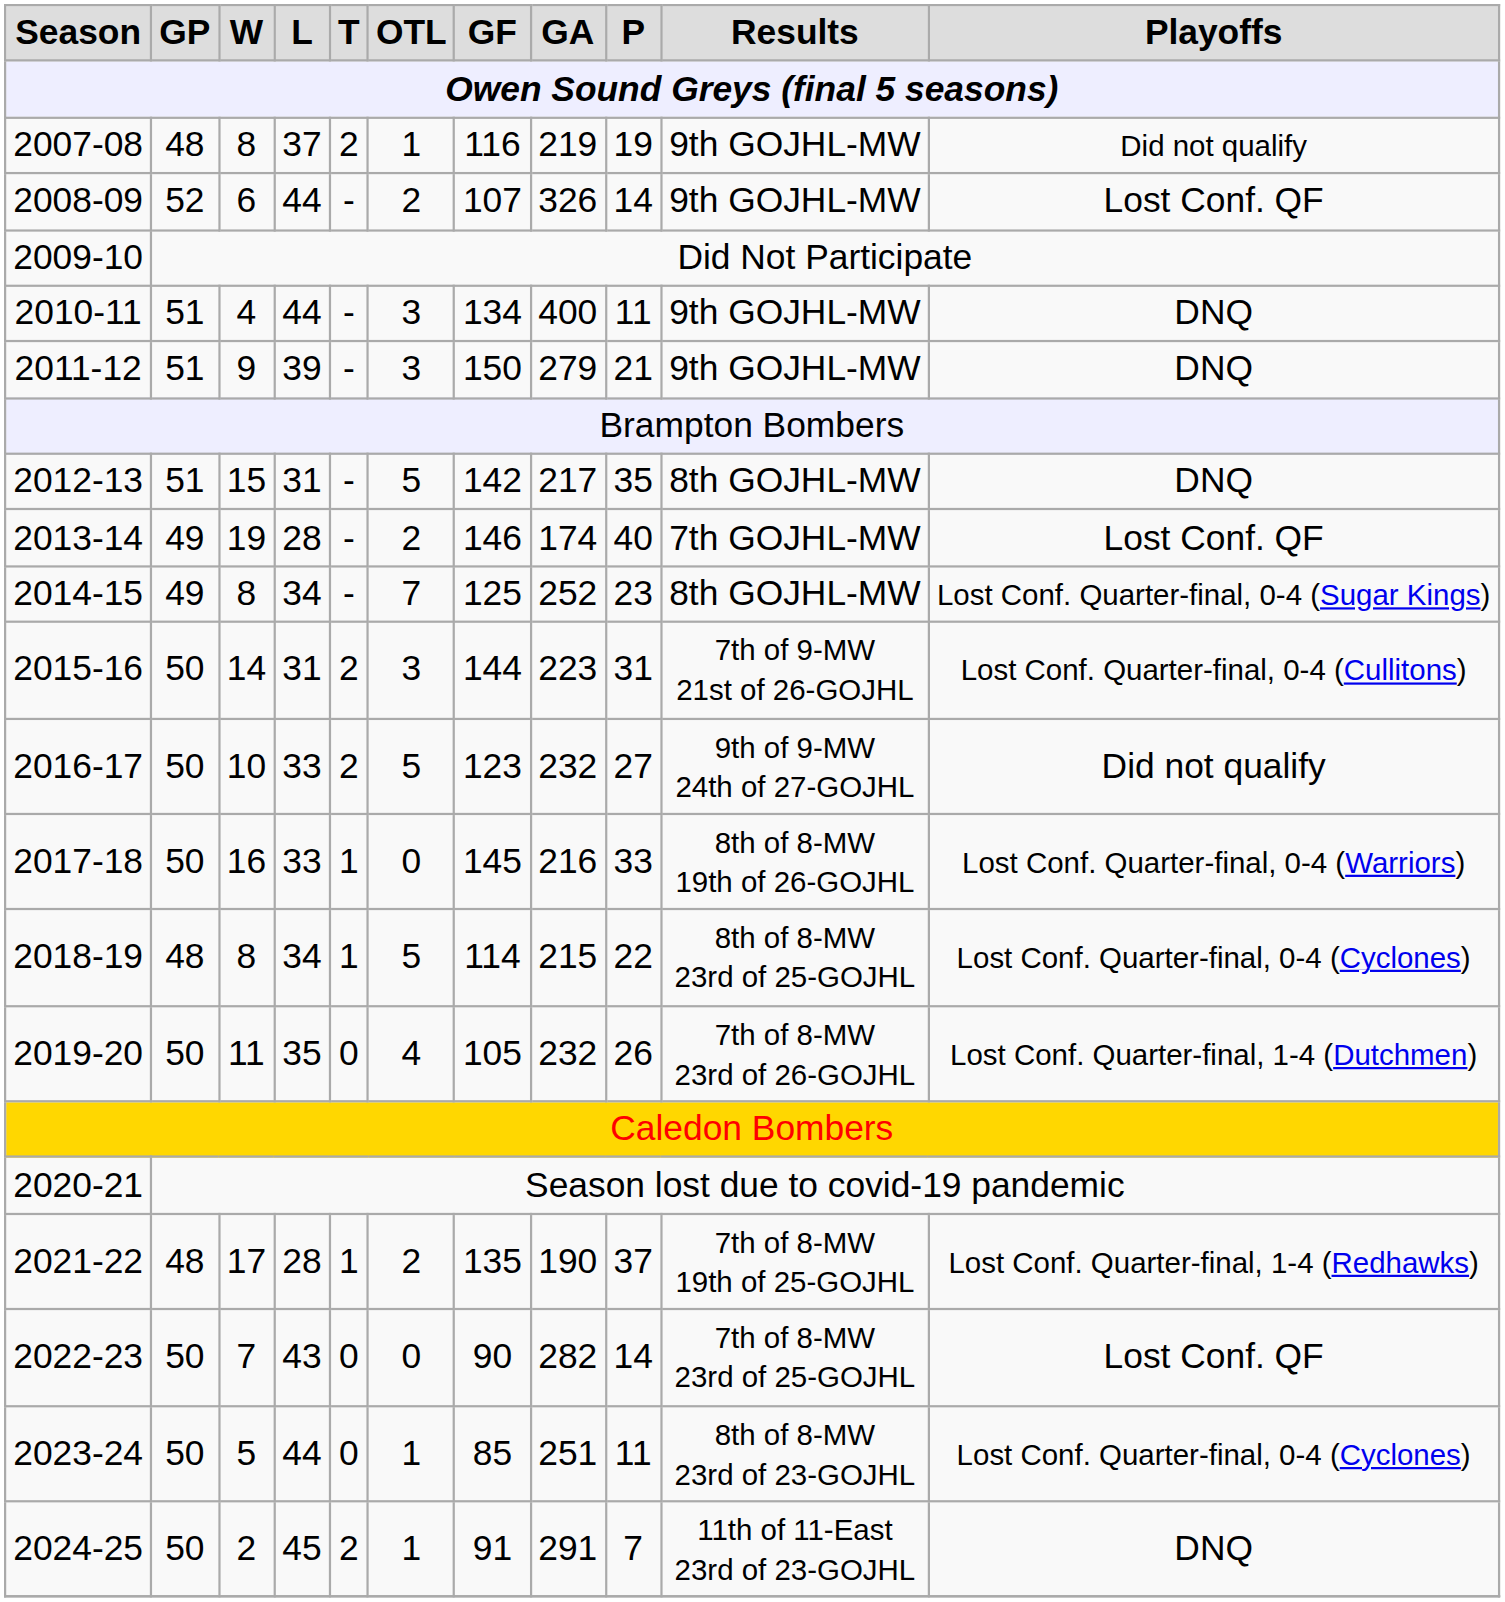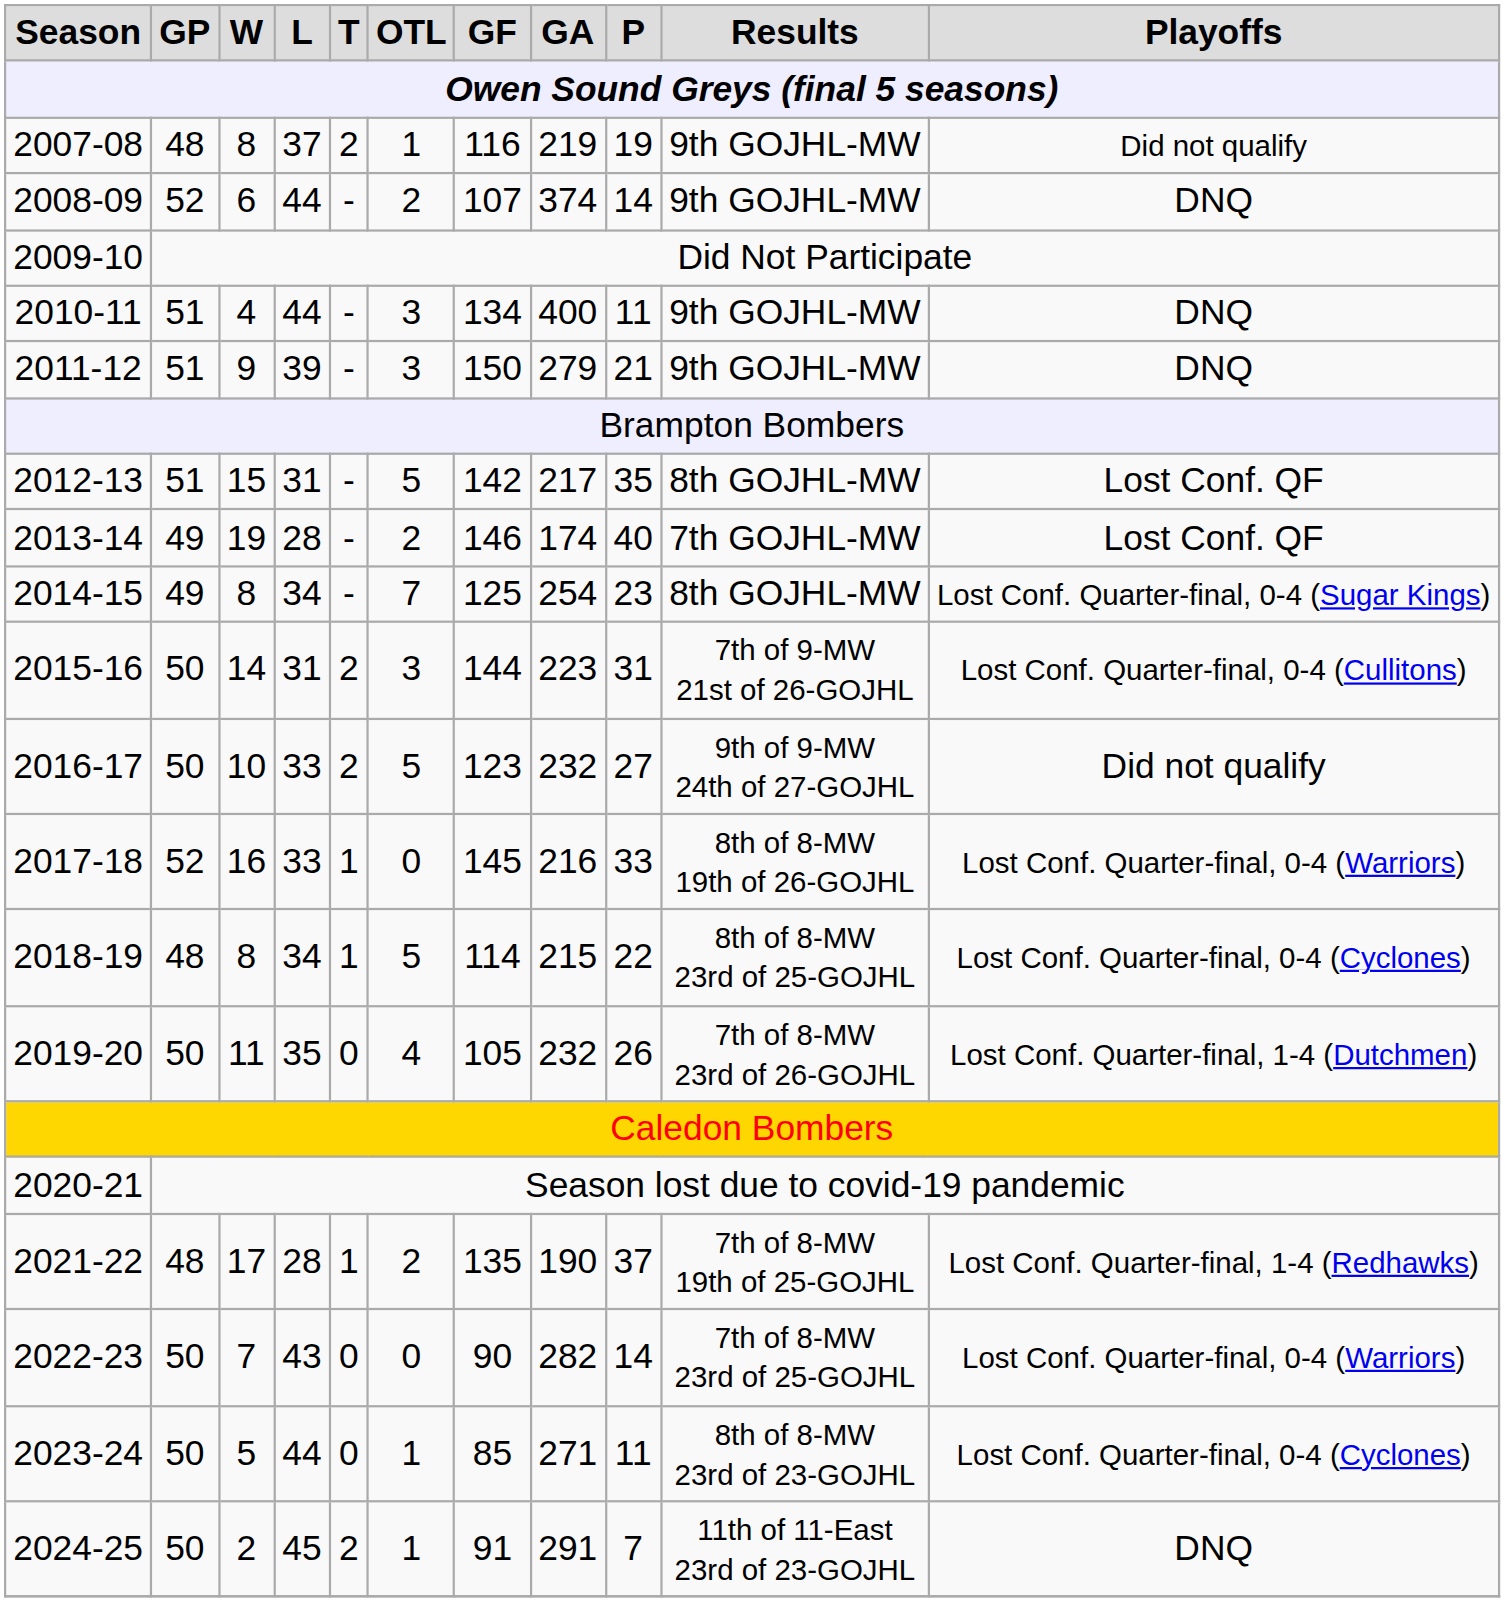(568, 200) 326 -> (568, 200) 374
(1214, 200) Lost Conf. QF -> (1214, 200) DNQ
(1214, 481) DNQ -> (1214, 481) Lost Conf. QF
(568, 593) 252 -> (568, 593) 254
(185, 861) 50 -> (185, 861) 52
(1214, 1356) Lost Conf. QF -> (1214, 1358) Lost Conf. Quarter-final, 0-4 (Warriors)
(568, 1452) 251 -> (568, 1452) 271
